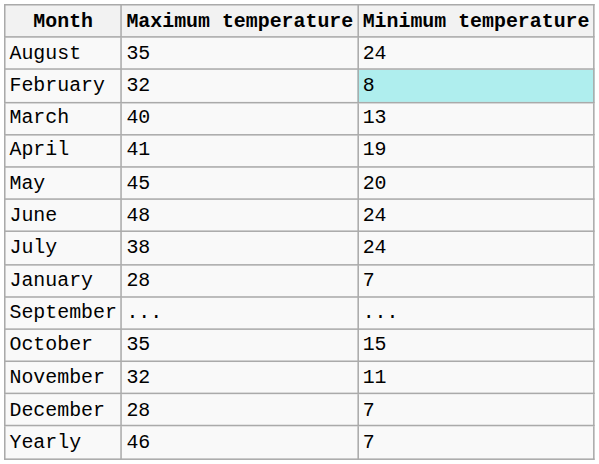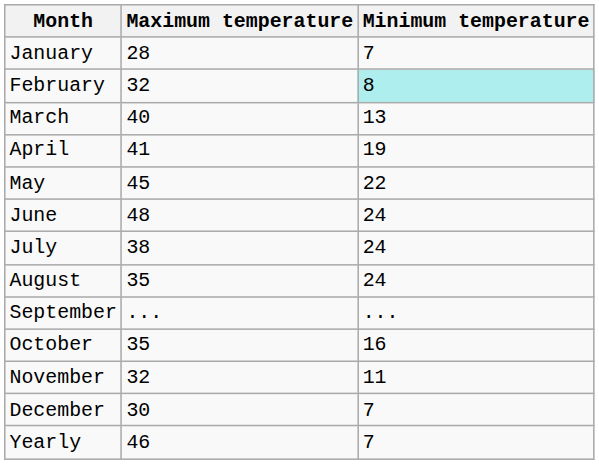rows swapped: (51, 280) <-> (45, 53)
(375, 183) 20 -> (375, 183) 22
(375, 345) 15 -> (375, 345) 16
(138, 410) 28 -> (138, 410) 30
